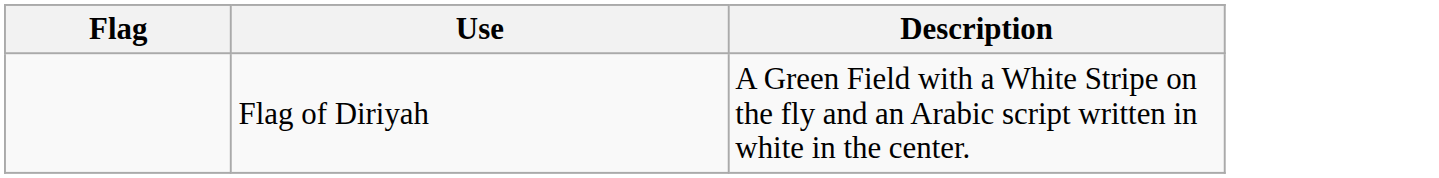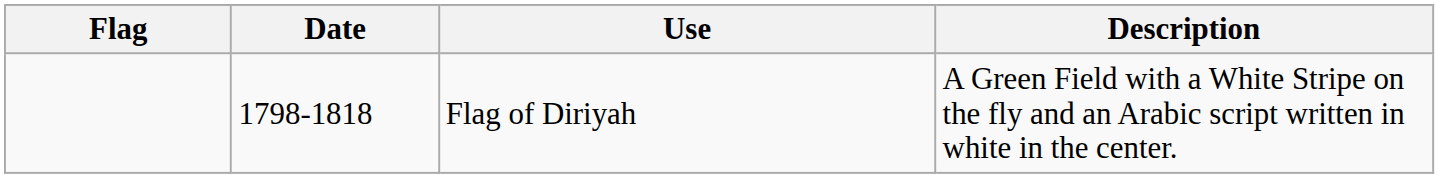+ column: (335, 28)
